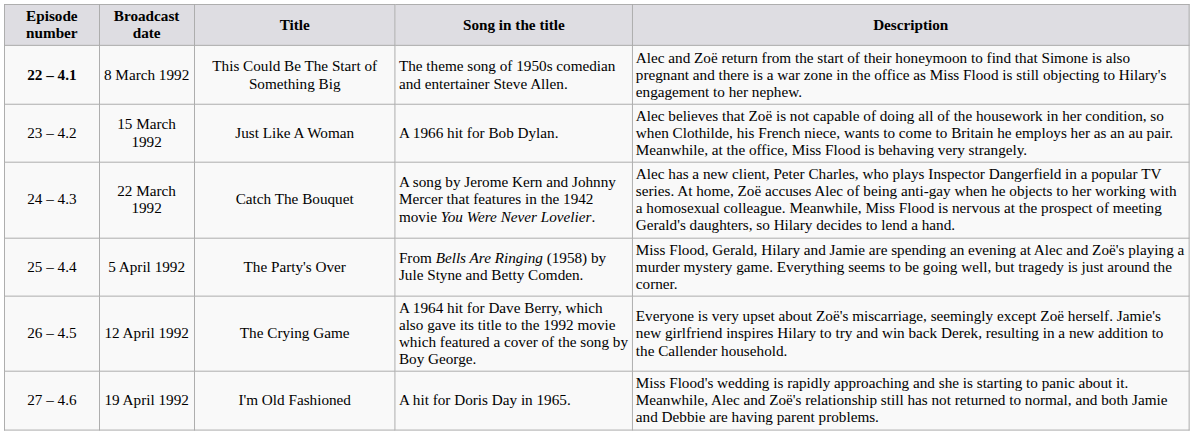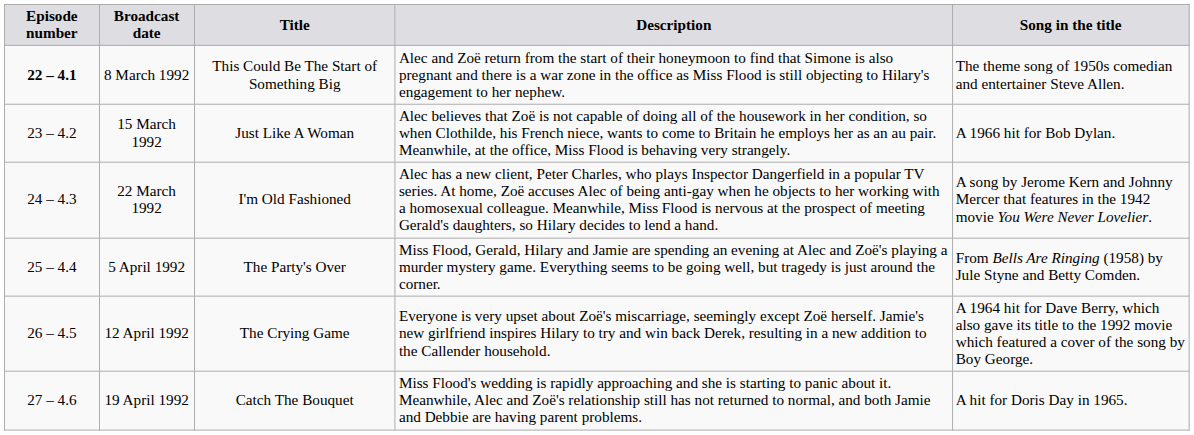columns swapped: (911, 25) <-> (514, 25)
(295, 200) Catch The Bouquet -> (295, 200) I'm Old Fashioned
(295, 400) I'm Old Fashioned -> (295, 400) Catch The Bouquet
